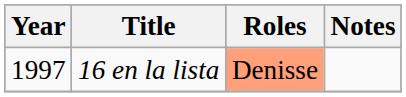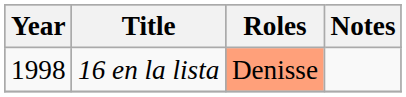(38, 69) 1997 -> (38, 69) 1998
